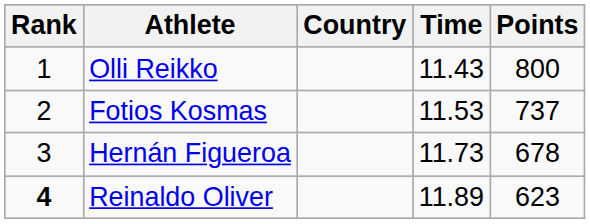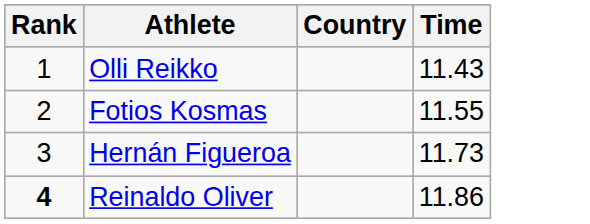- column: (537, 25)
(451, 111) 11.53 -> (451, 111) 11.55
(451, 196) 11.89 -> (451, 196) 11.86
